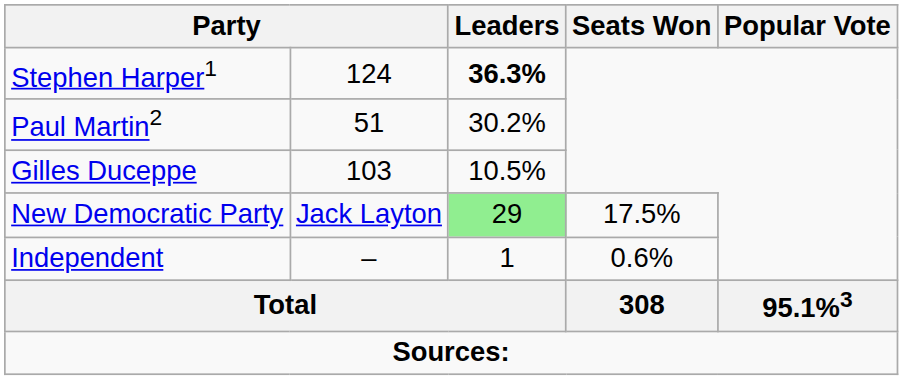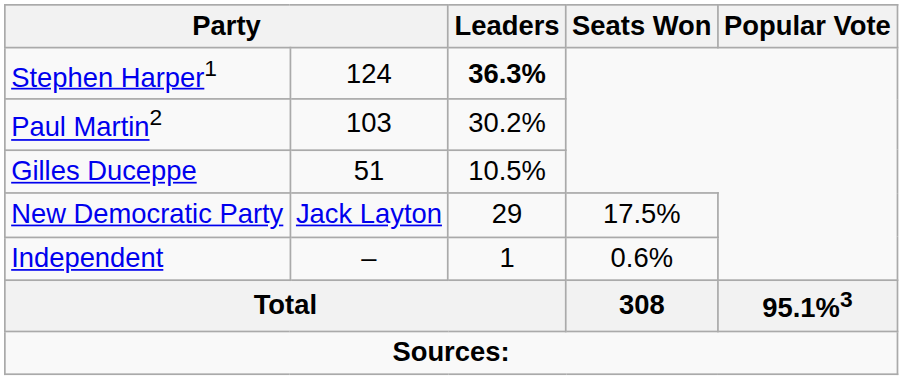(369, 124) 51 -> (369, 124) 103
(369, 171) 103 -> (369, 171) 51
(507, 214) lightgreen background -> (507, 214) no background
